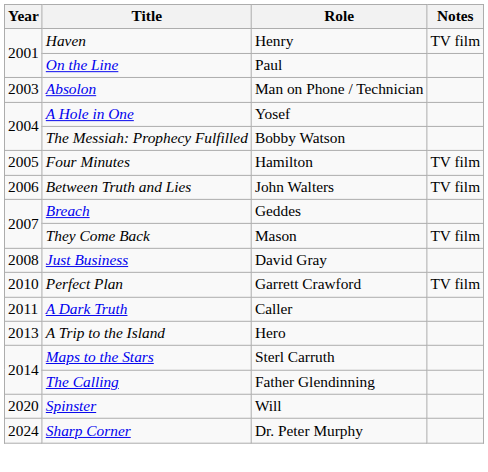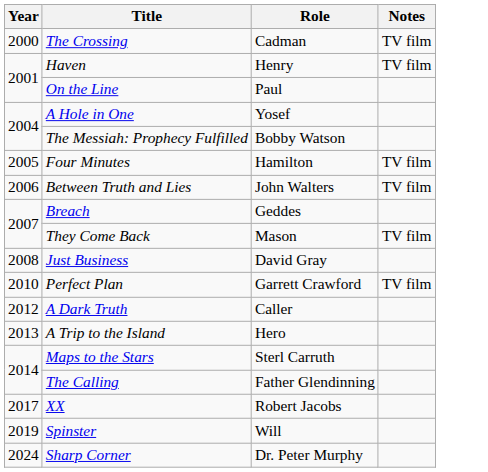+ row: (87, 41)
- row: (71, 89)
(23, 308) 2011 -> (23, 308) 2012
+ row: (55, 406)
(23, 406) 2020 -> (23, 430) 2019
